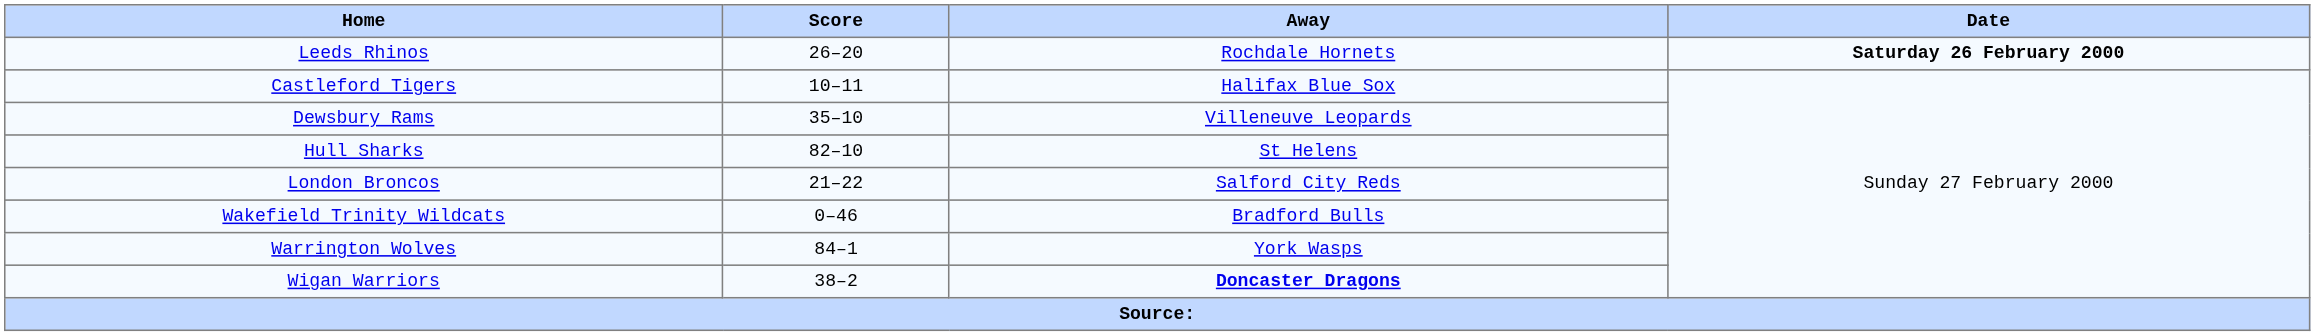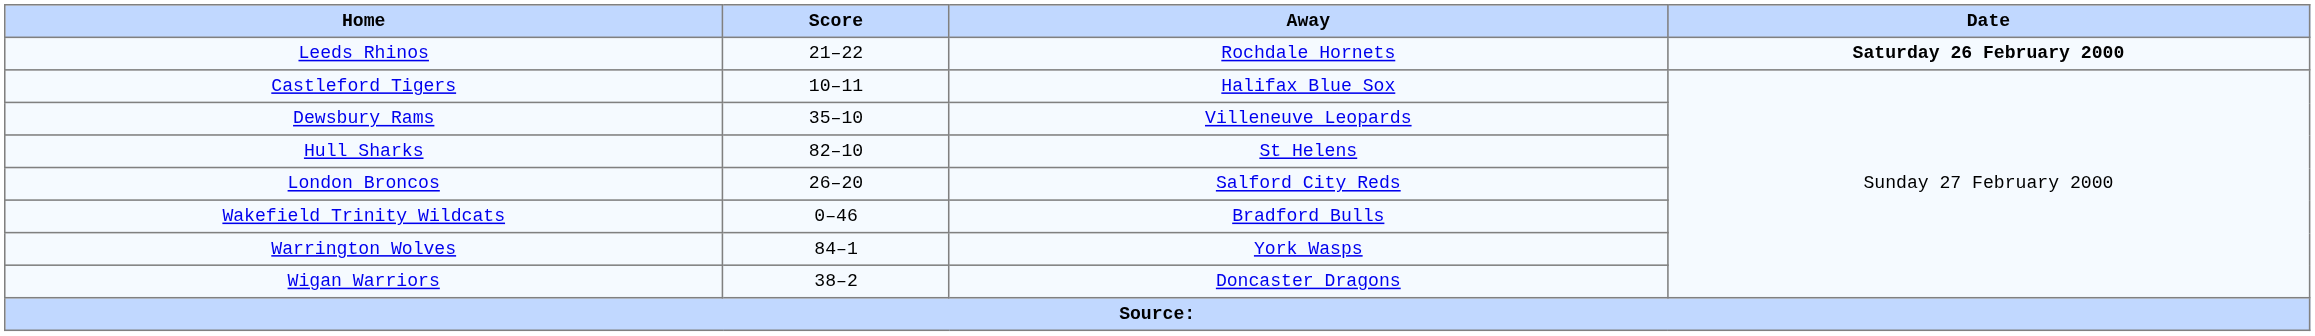(836, 54) 26–20 -> (836, 54) 21–22
(836, 184) 21–22 -> (836, 184) 26–20
(1308, 281) bold -> (1308, 281) normal
